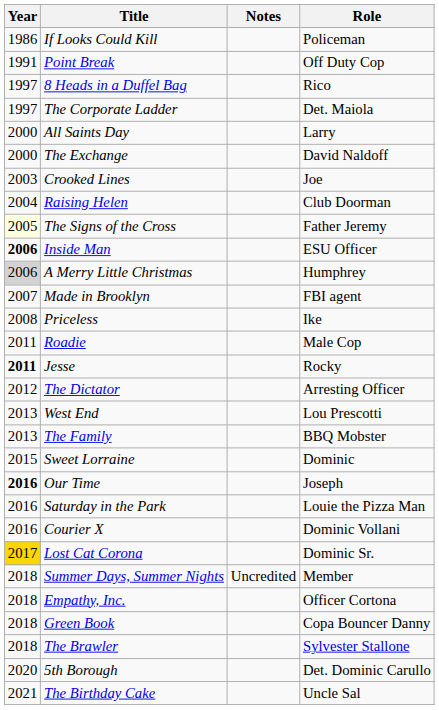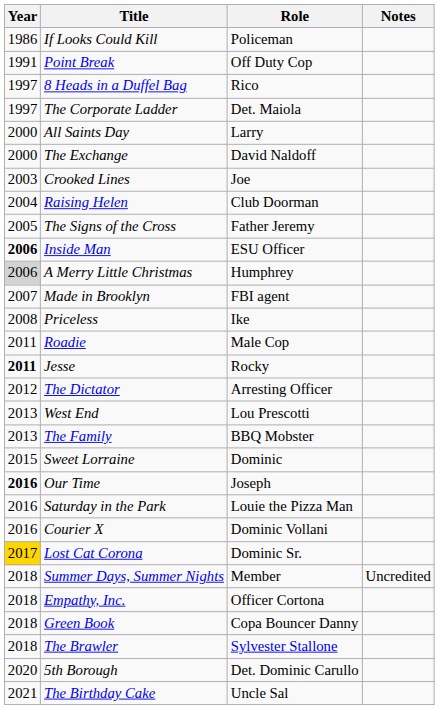columns swapped: (367, 16) <-> (263, 16)
(23, 226) lightyellow background -> (23, 226) no background
